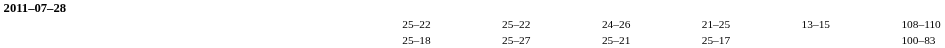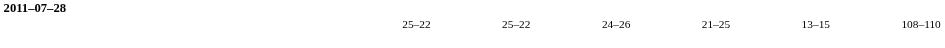- row: (416, 40)
